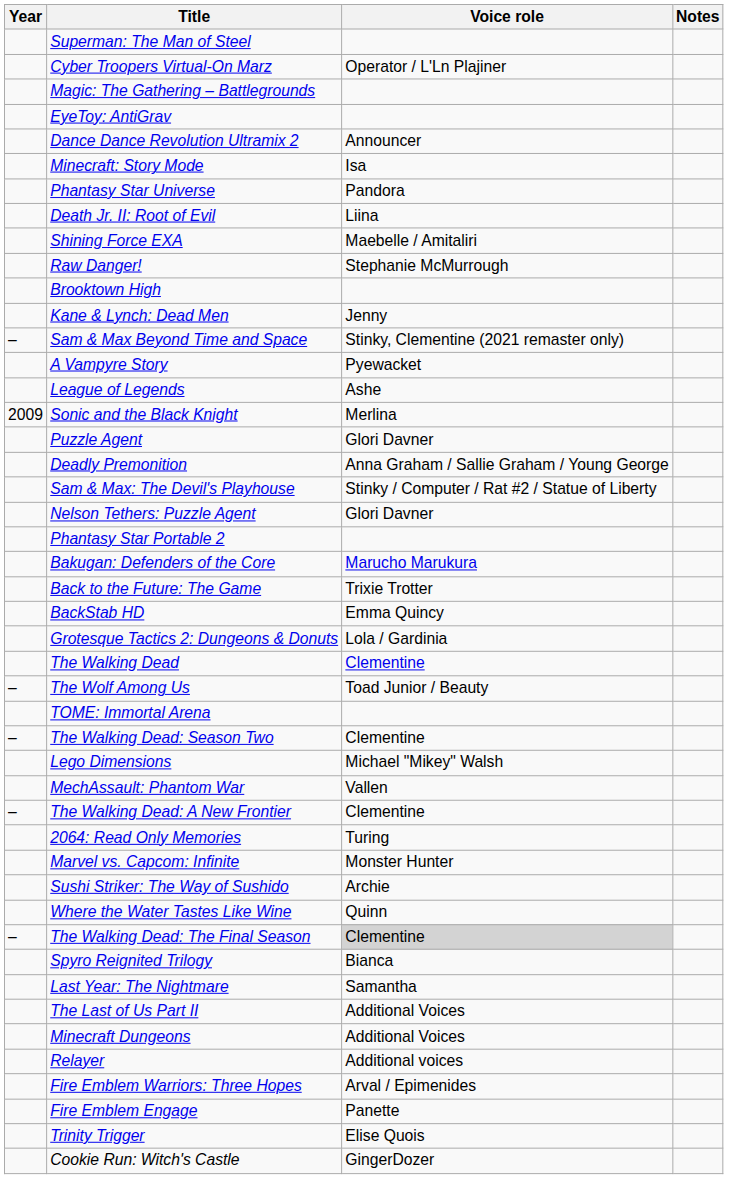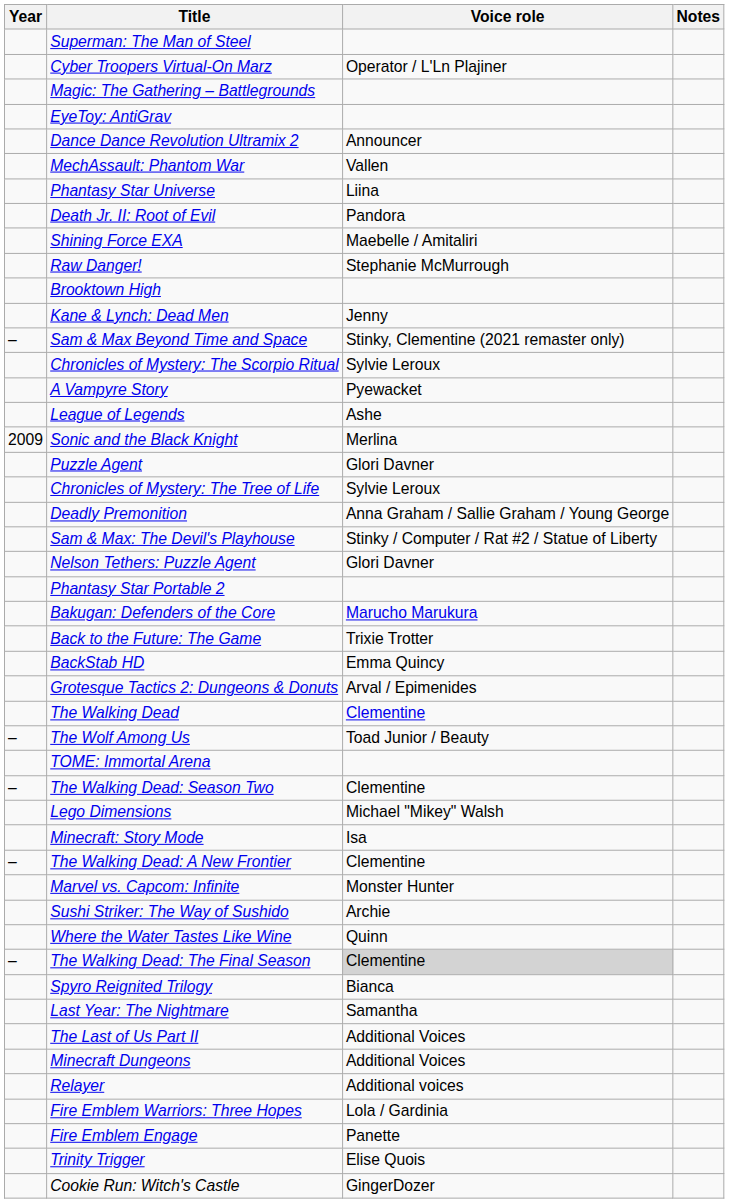rows swapped: (147, 787) <-> (127, 166)
(375, 191) Pandora -> (362, 191) Liina
(362, 215) Liina -> (376, 215) Pandora
+ row: (194, 365)
+ row: (185, 489)
(396, 638) Lola / Gardinia -> (411, 688) Arval / Epimenides
- row: (146, 837)
(411, 1086) Arval / Epimenides -> (397, 1111) Lola / Gardinia
